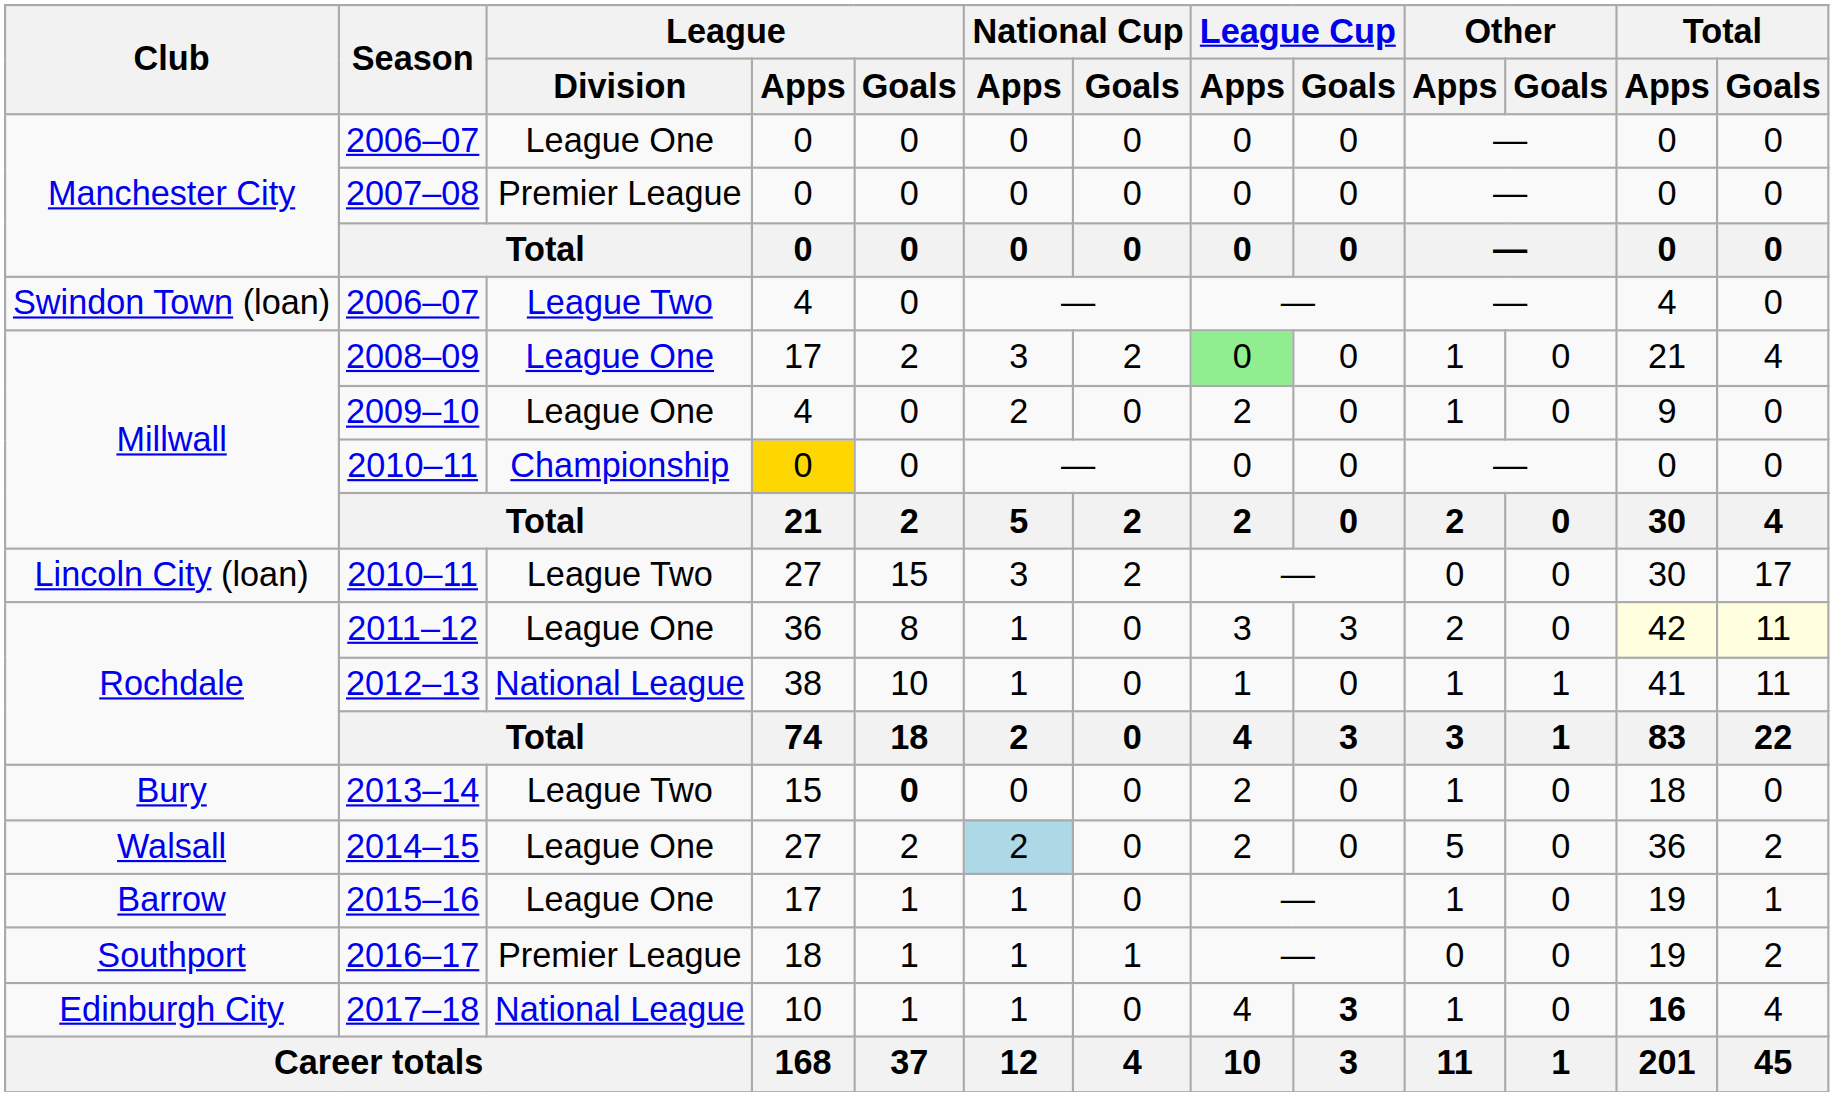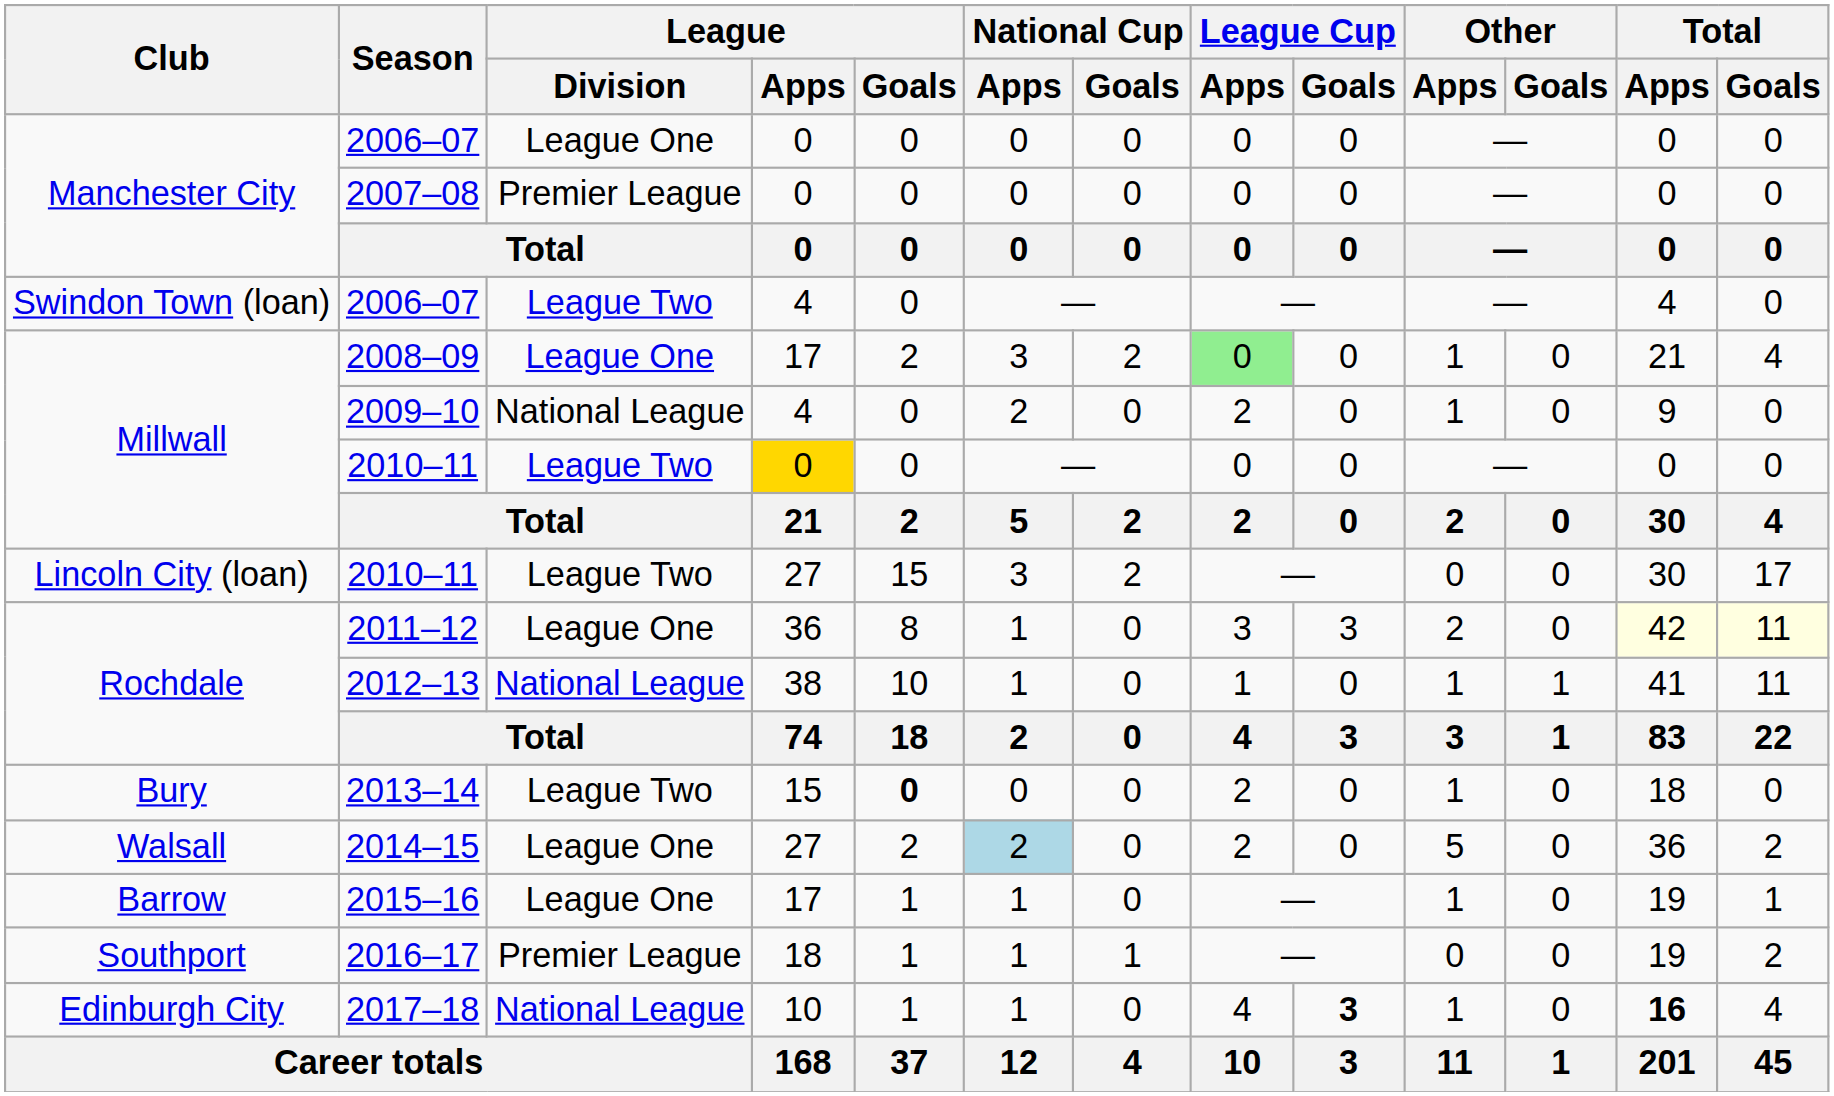(620, 411) League One -> (620, 411) National League
(620, 466) Championship -> (620, 466) League Two
